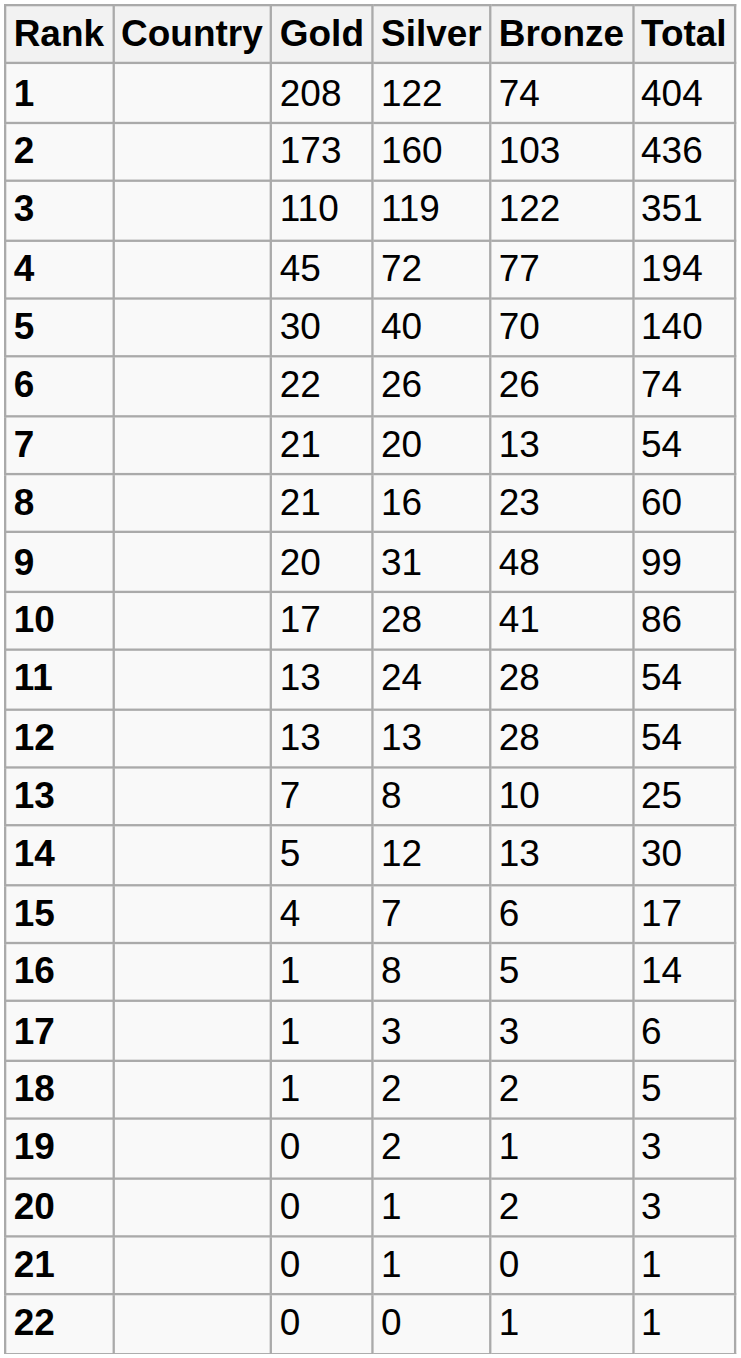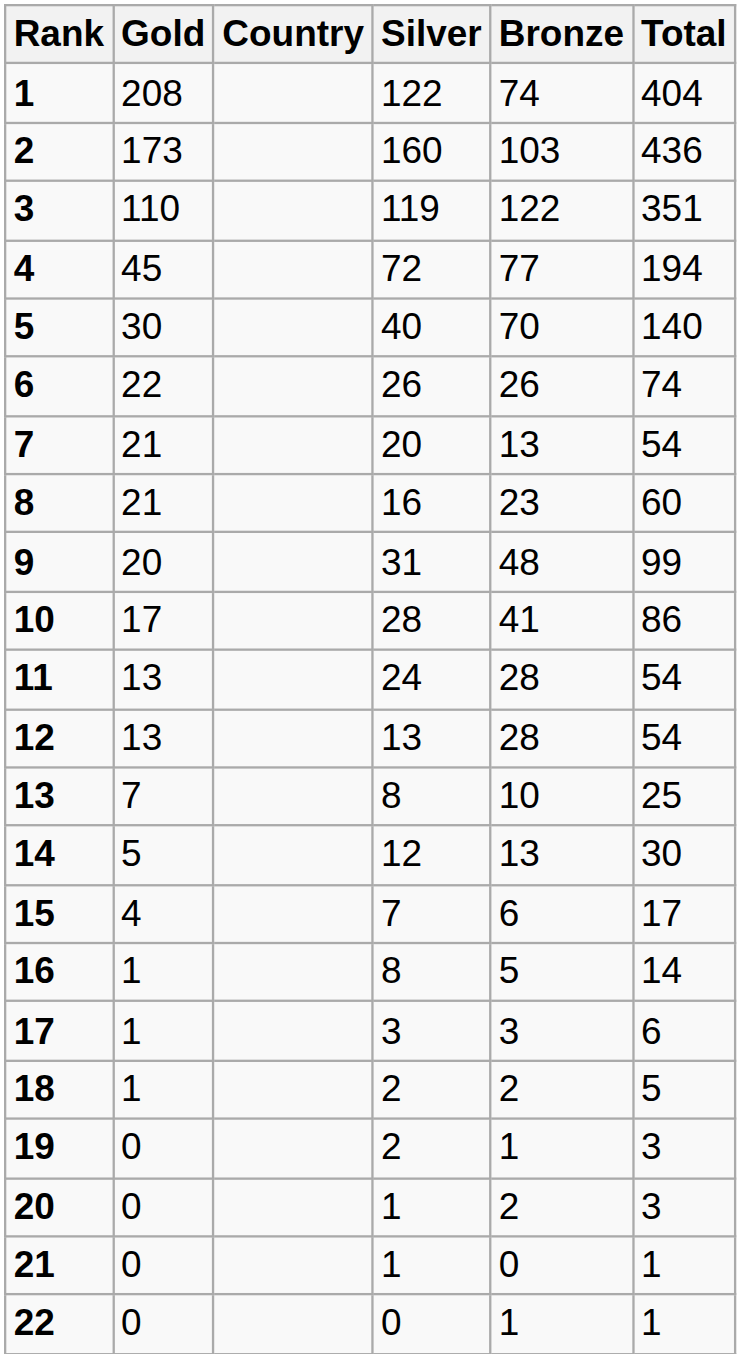columns swapped: (192, 33) <-> (322, 33)
